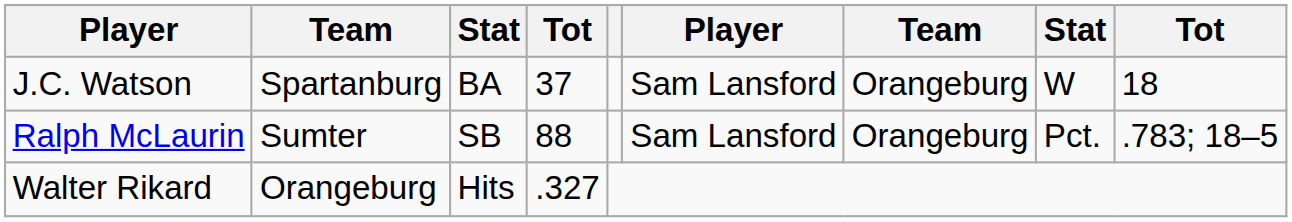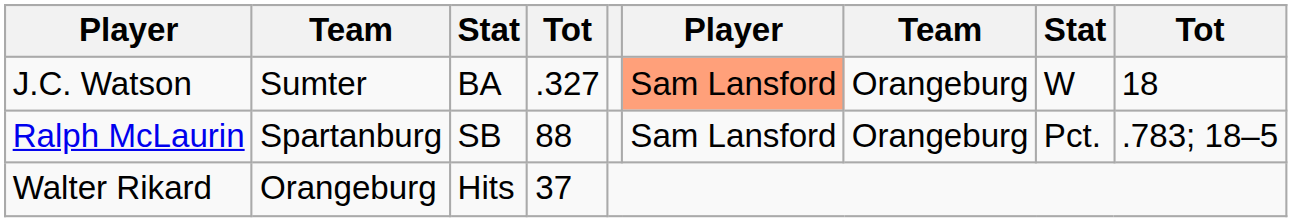(351, 83) Spartanburg -> (313, 83) Sumter
(554, 83) 37 -> (568, 83) .327
(733, 83) no background -> (733, 83) lightsalmon background
(313, 135) Sumter -> (351, 135) Spartanburg
(568, 188) .327 -> (554, 188) 37
